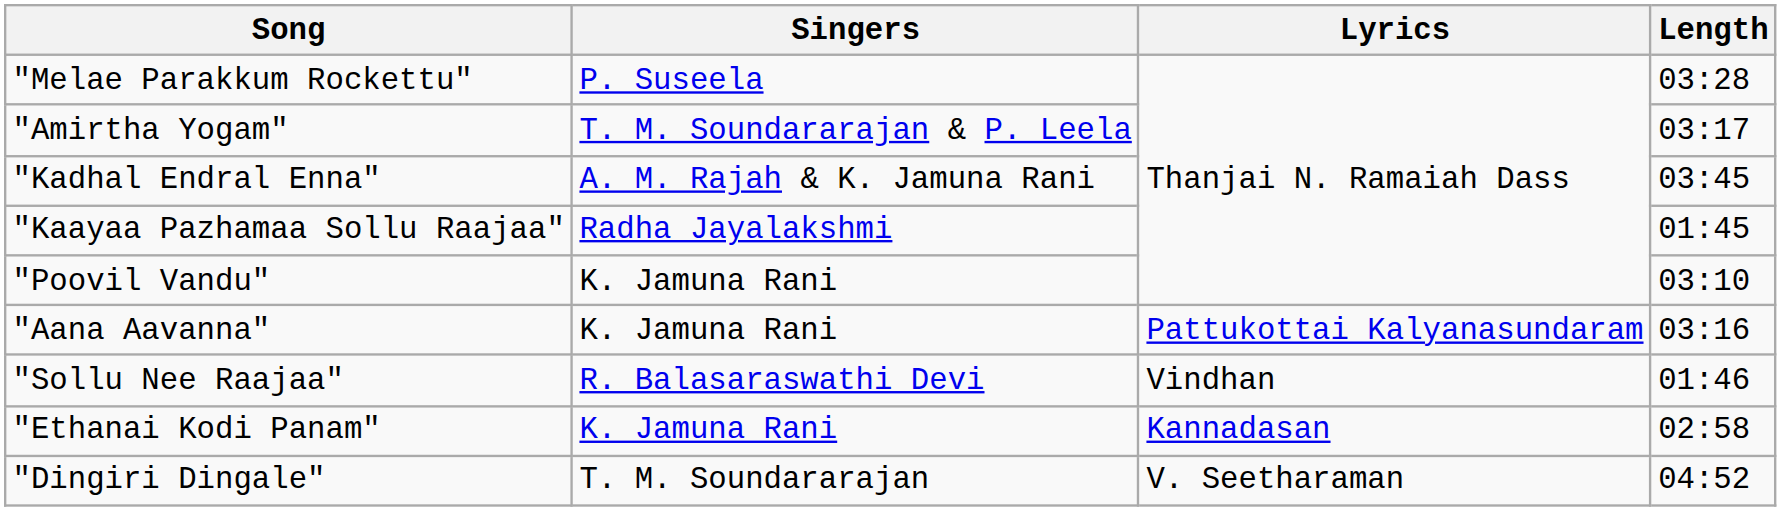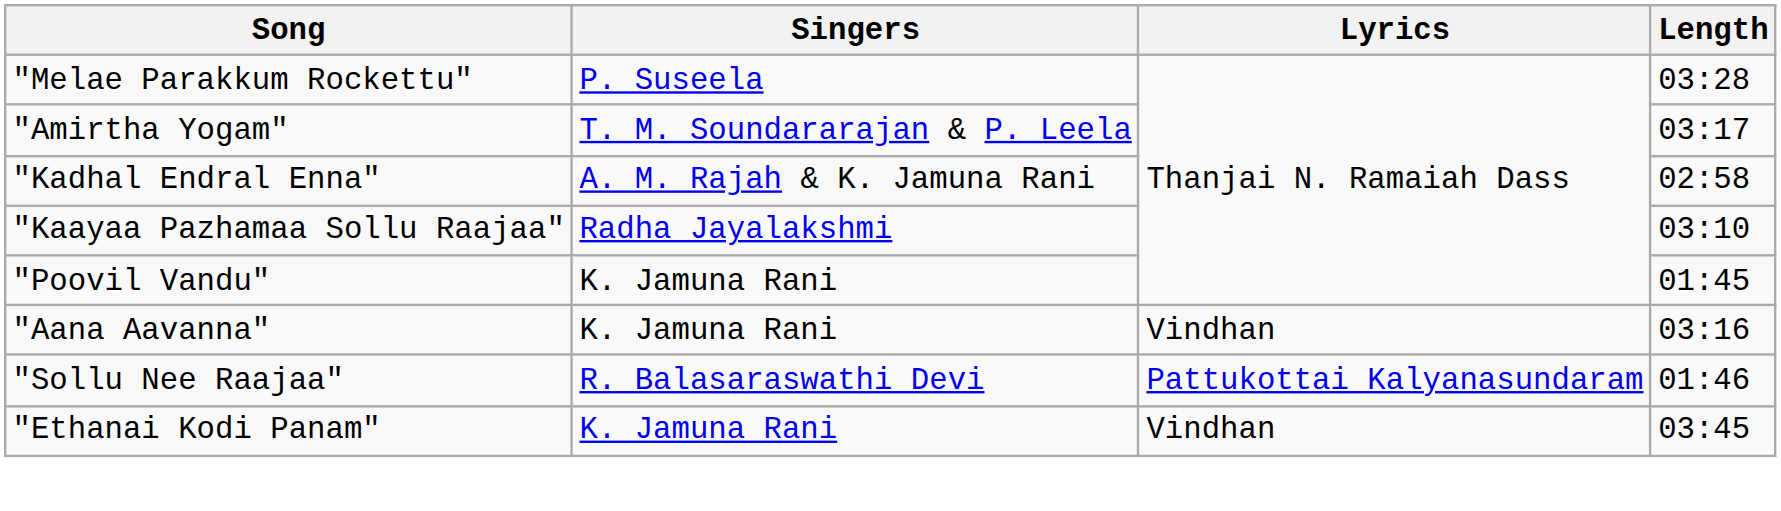(1704, 180) 03:45 -> (1704, 180) 02:58
(1704, 230) 01:45 -> (1704, 230) 03:10
(1704, 280) 03:10 -> (1704, 280) 01:45
(1395, 330) Pattukottai Kalyanasundaram -> (1211, 330) Vindhan
(1211, 380) Vindhan -> (1395, 380) Pattukottai Kalyanasundaram
(1238, 430) Kannadasan -> (1211, 430) Vindhan
(1704, 430) 02:58 -> (1704, 430) 03:45
- row: (169, 480)
